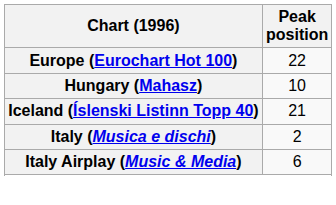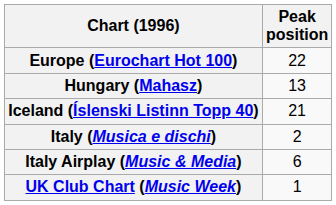(297, 85) 10 -> (297, 85) 13
+ row: (133, 187)
